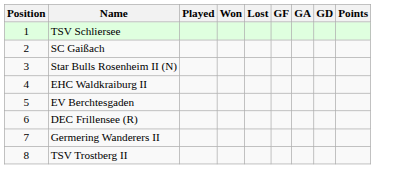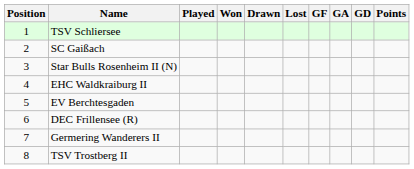+ column: (264, 13)
